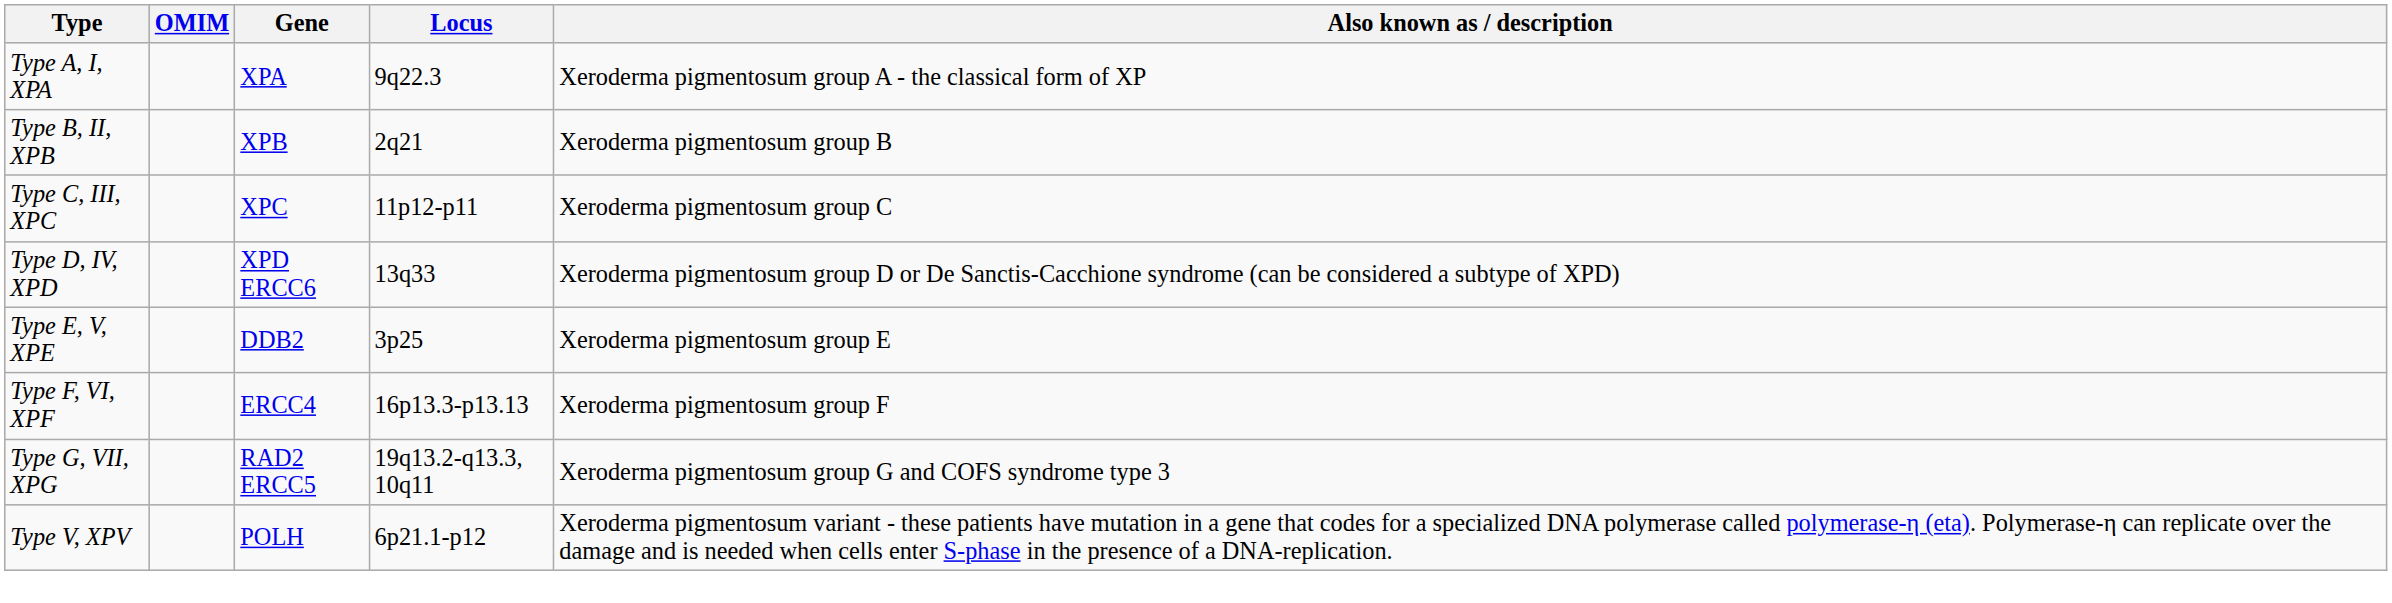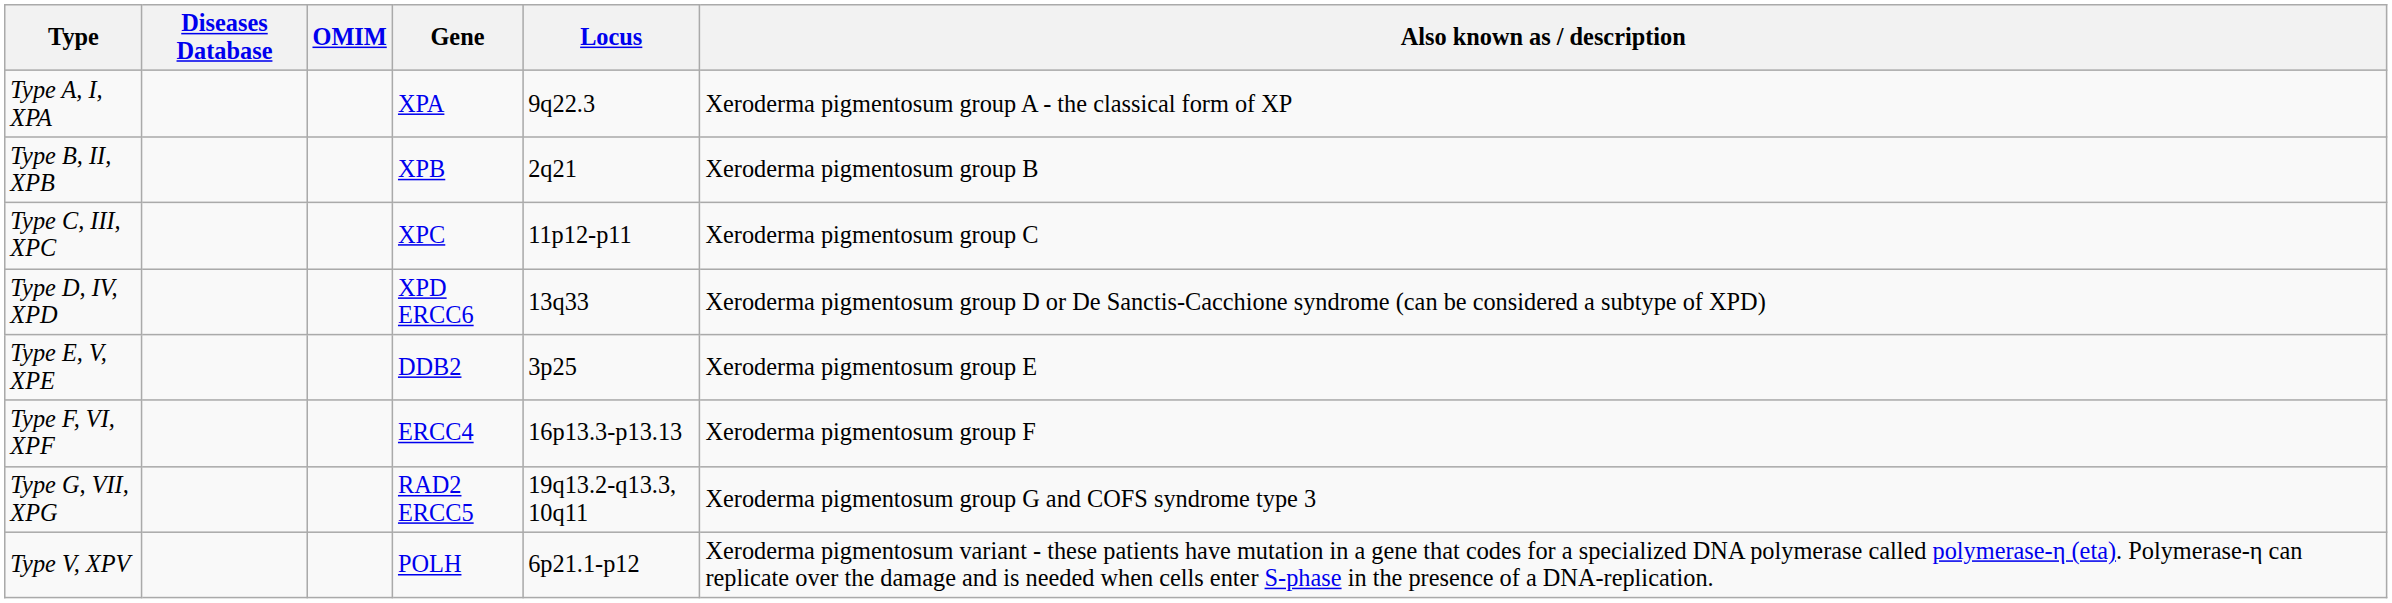+ column: (224, 37)
